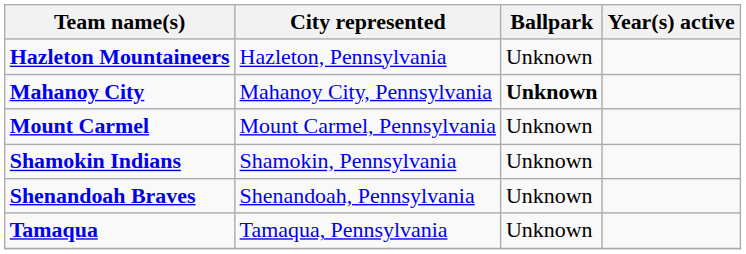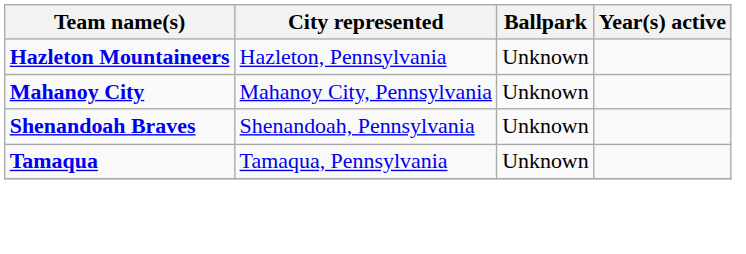(552, 91) bold -> (545, 91) normal
- row: (79, 126)
- row: (95, 160)
